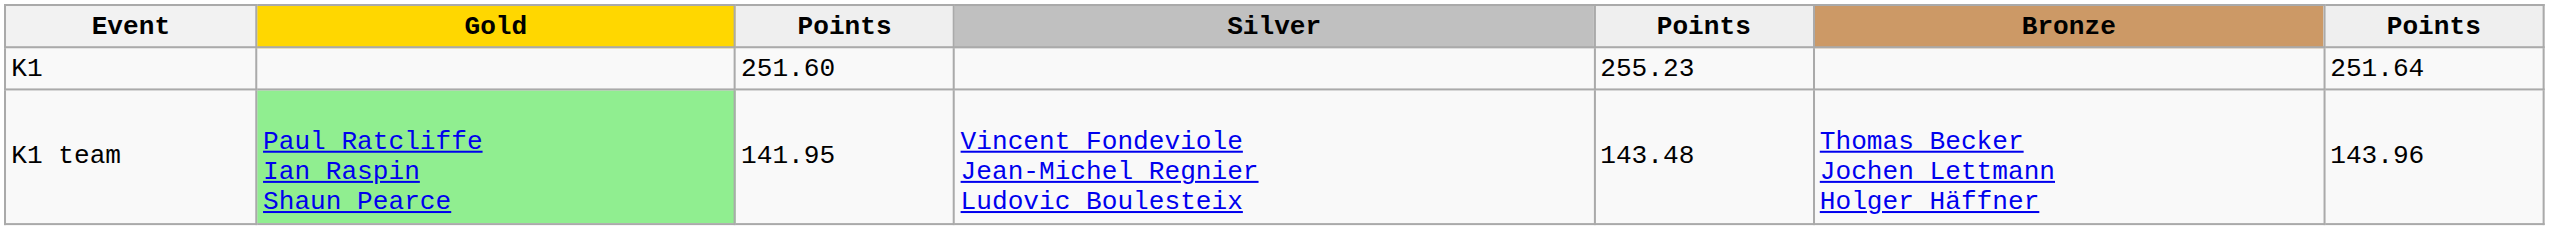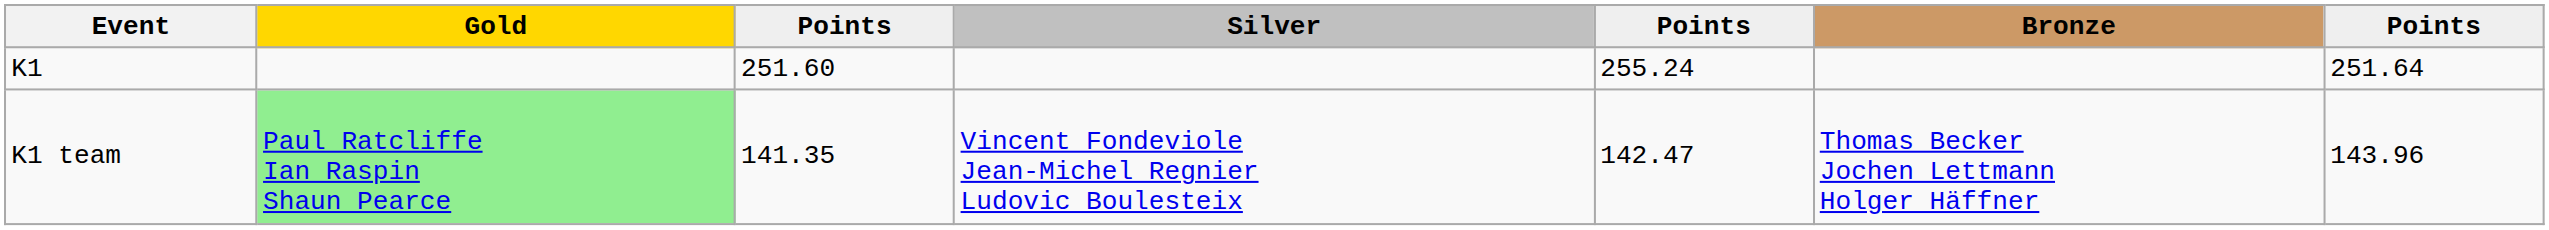(1647, 69) 255.23 -> (1647, 69) 255.24
(788, 157) 141.95 -> (788, 157) 141.35
(1647, 157) 143.48 -> (1647, 157) 142.47
